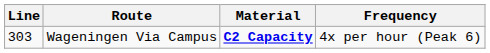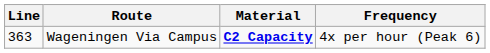(20, 38) 303 -> (20, 38) 363
